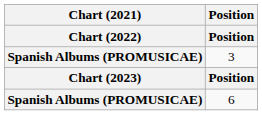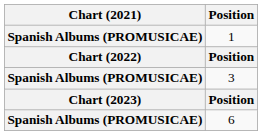+ row: (231, 36)
